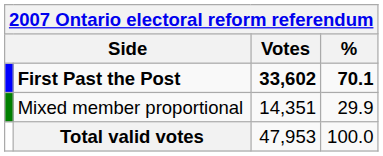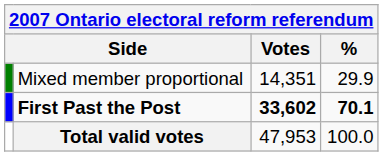rows swapped: (99, 78) <-> (130, 108)
